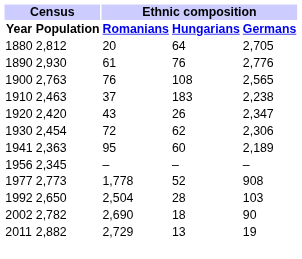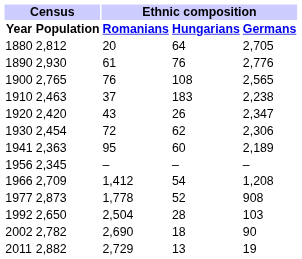(51, 80) 2,763 -> (51, 80) 2,765
+ row: (19, 181)
(51, 181) 2,773 -> (51, 198) 2,873
